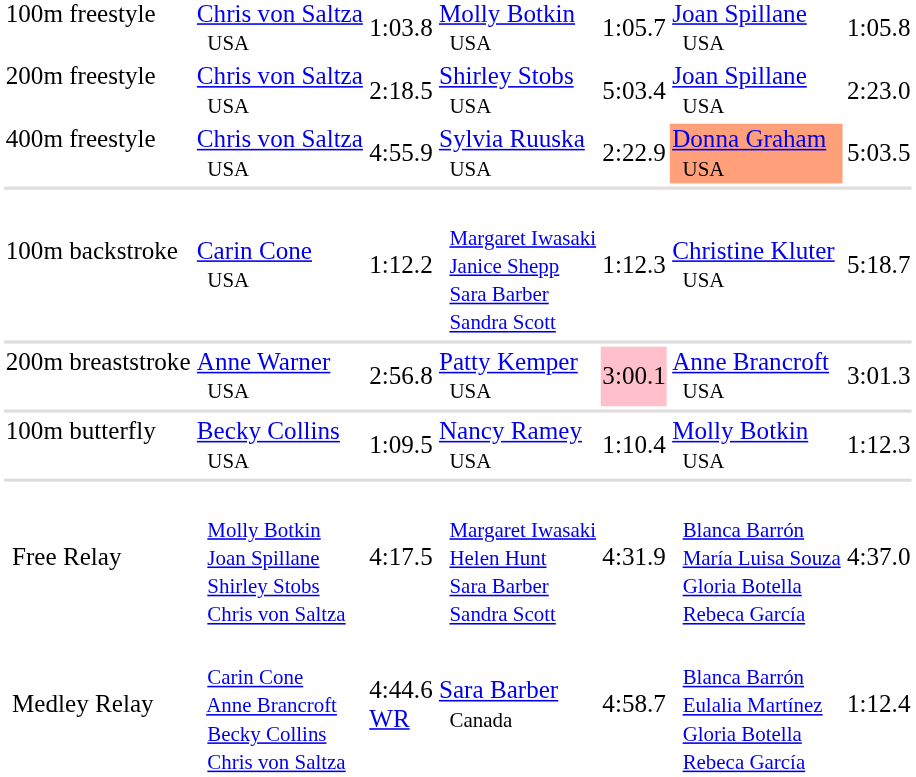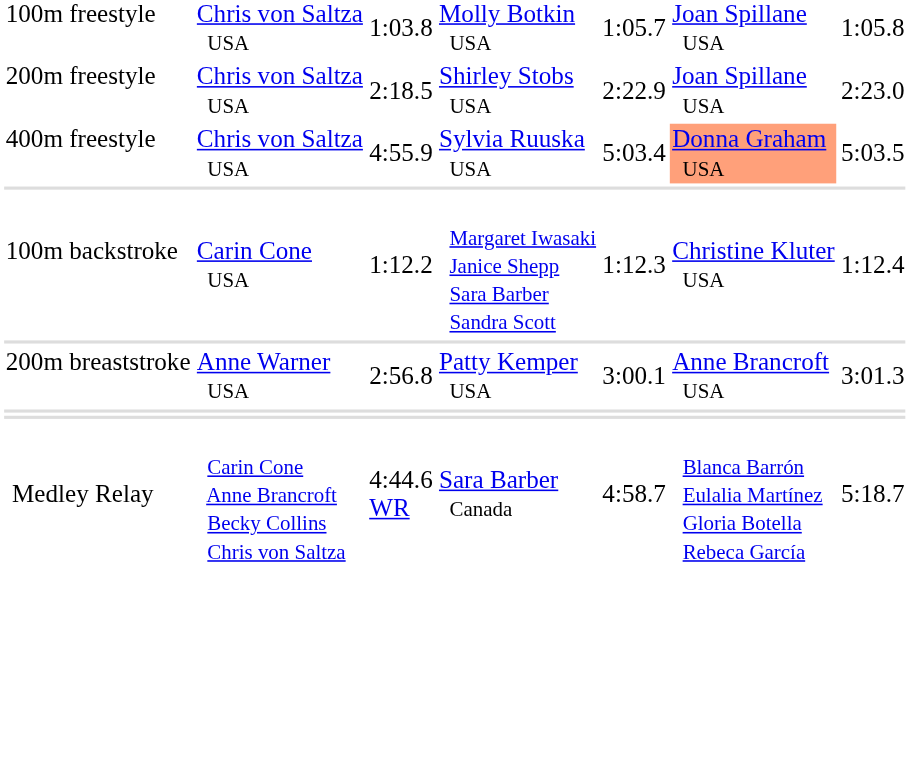(634, 90) 5:03.4 -> (634, 90) 2:22.9
(634, 153) 2:22.9 -> (634, 153) 5:03.4
(879, 264) 5:18.7 -> (873, 264) 1:12.4
(634, 376) pink background -> (634, 376) no background
- row: (81, 445)
- row: (64, 570)
(879, 704) 1:12.4 -> (873, 493) 5:18.7
